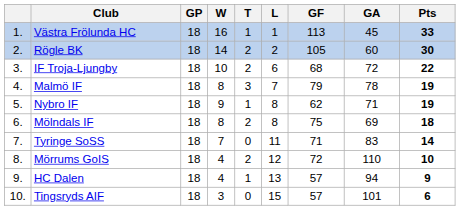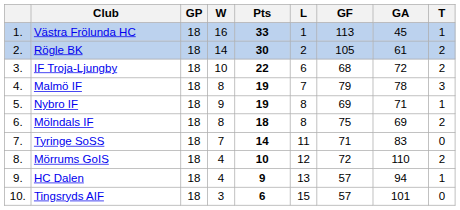columns swapped: (248, 13) <-> (427, 13)
(372, 50) 60 -> (401, 50) 61
(316, 104) 62 -> (345, 104) 69
